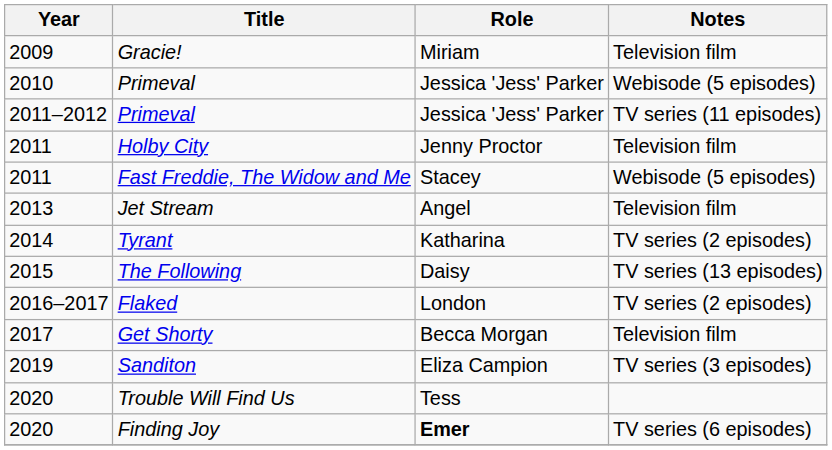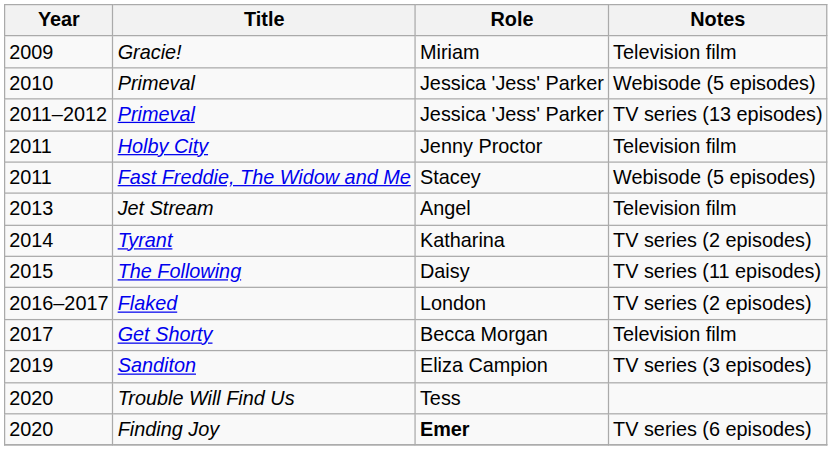(717, 114) TV series (11 episodes) -> (718, 114) TV series (13 episodes)
(718, 271) TV series (13 episodes) -> (717, 271) TV series (11 episodes)
